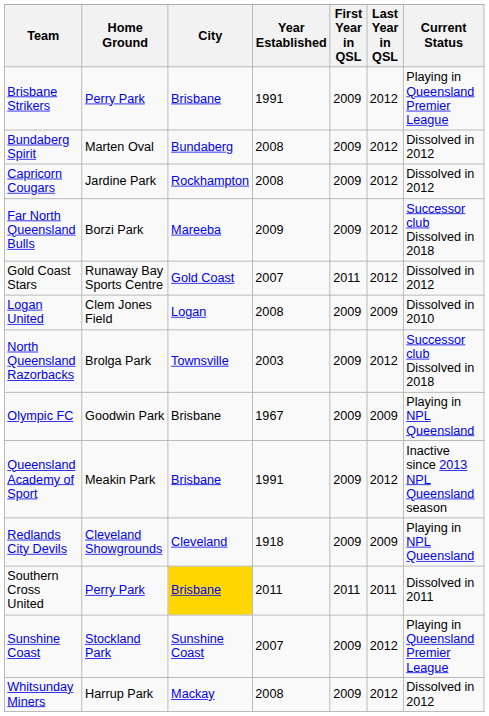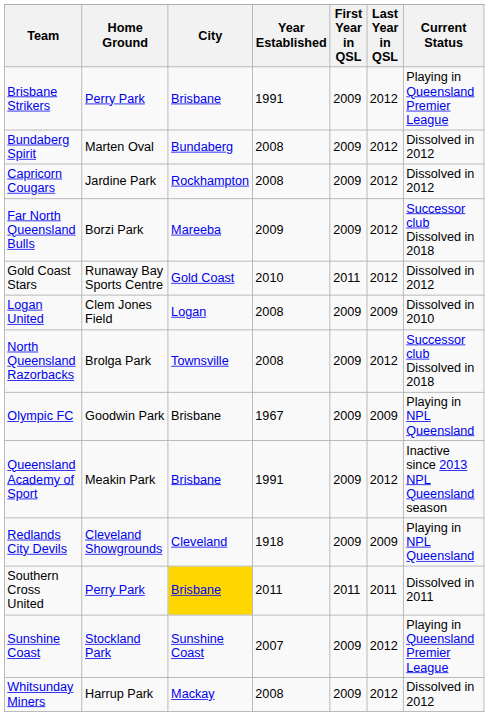(269, 278) 2007 -> (269, 278) 2010
(269, 361) 2003 -> (269, 361) 2008
